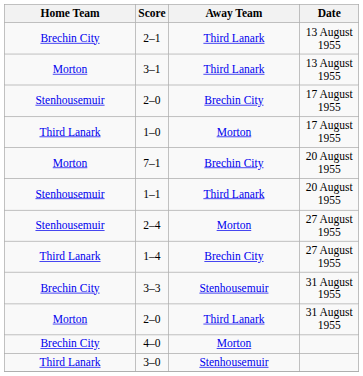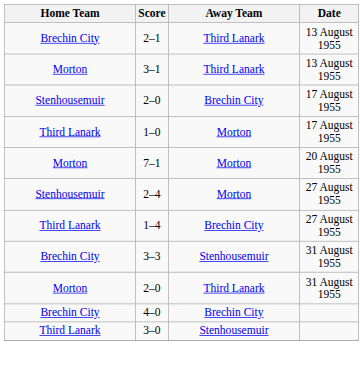(234, 163) Brechin City -> (234, 163) Morton
- row: (152, 194)
(234, 344) Morton -> (234, 312) Brechin City
